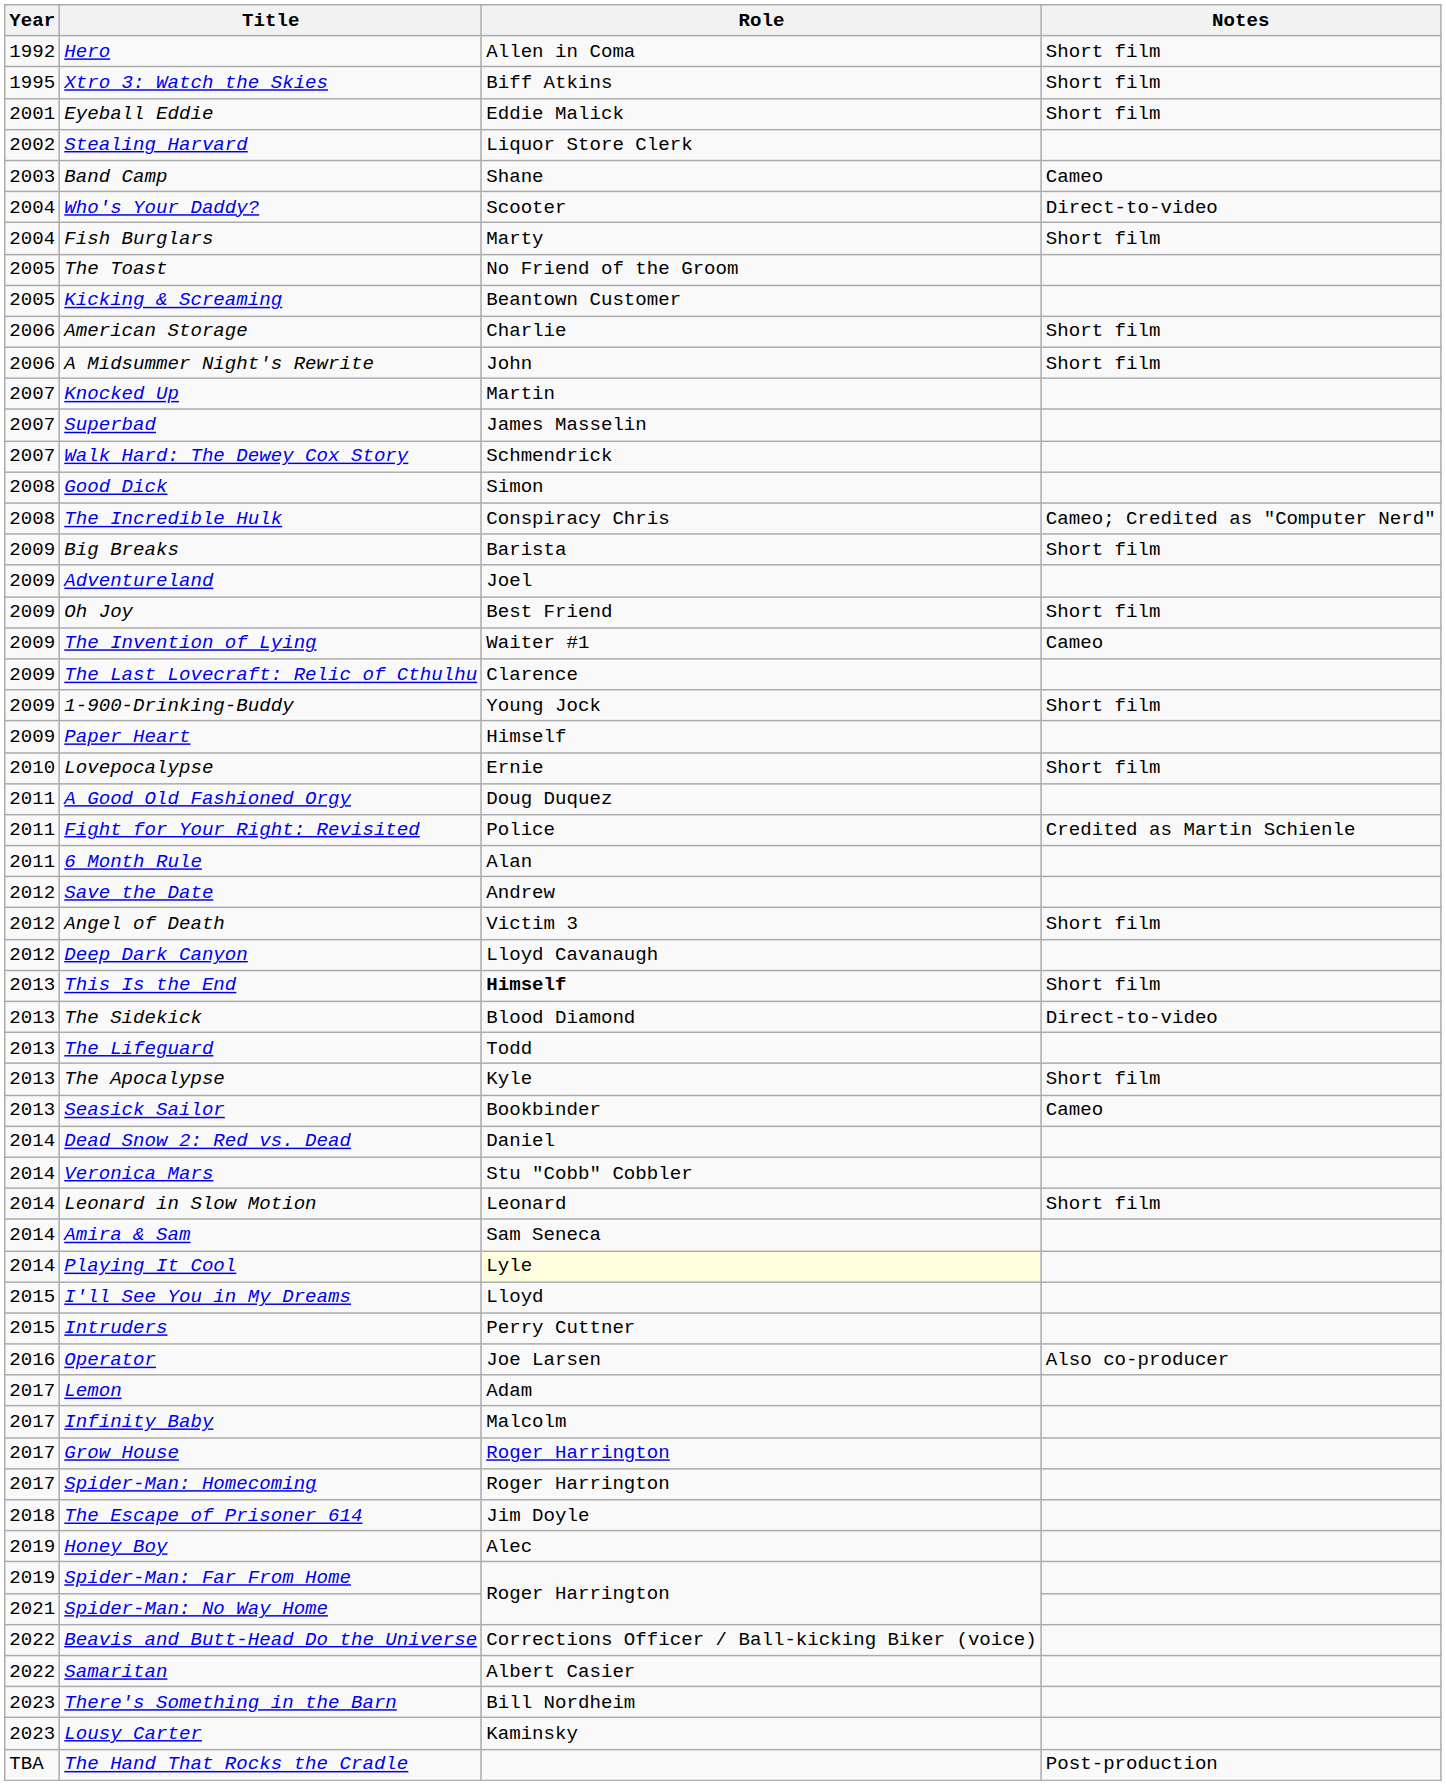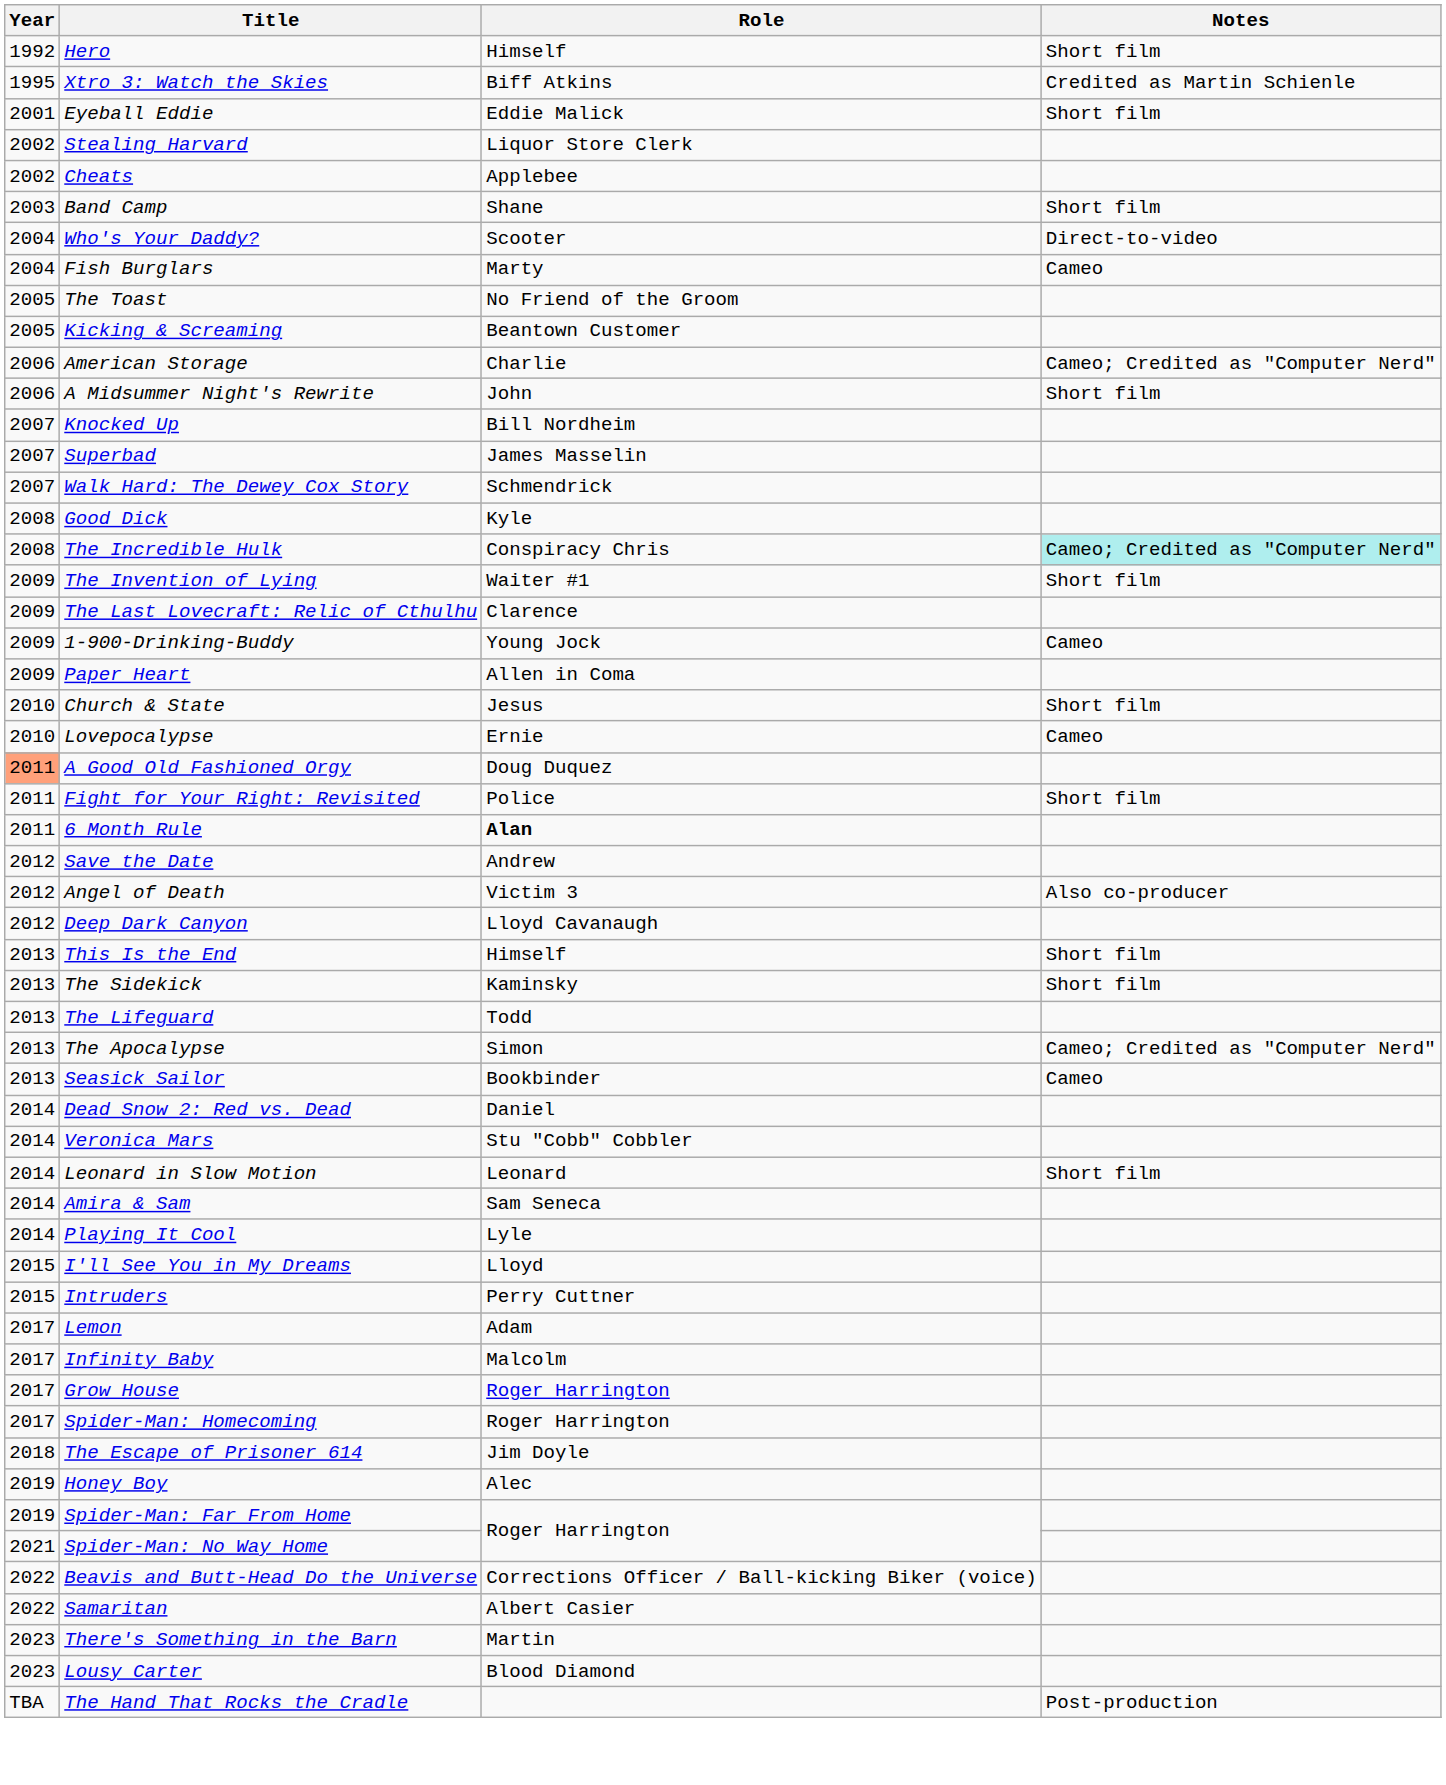(561, 51) Allen in Coma -> (526, 51) Himself
(1103, 83) Short film -> (1201, 83) Credited as Martin Schienle
+ row: (99, 176)
(1074, 176) Cameo -> (1103, 207) Short film
(1103, 238) Short film -> (1074, 269) Cameo
(1103, 332) Short film -> (1241, 363) Cameo; Credited as "Computer Nerd"
(521, 394) Martin -> (561, 425) Bill Nordheim
(515, 487) Simon -> (509, 519) Kyle
(1241, 519) no background -> (1241, 550) paleturquoise background
- row: (122, 550)
- row: (139, 581)
- row: (99, 612)
(1074, 643) Cameo -> (1103, 581) Short film
(1103, 706) Short film -> (1074, 643) Cameo
(526, 737) Himself -> (561, 674) Allen in Coma
+ row: (145, 706)
(1103, 768) Short film -> (1074, 737) Cameo
(32, 799) no background -> (32, 768) lightsalmon background
(1201, 830) Credited as Martin Schienle -> (1103, 799) Short film
(509, 861) normal -> (509, 830) bold
(1103, 924) Short film -> (1138, 892) Also co-producer
(526, 986) bold -> (526, 955) normal
(561, 1017) Blood Diamond -> (532, 986) Kaminsky
(1132, 1017) Direct-to-video -> (1103, 986) Short film
(509, 1079) Kyle -> (515, 1048) Simon
(1103, 1079) Short film -> (1241, 1048) Cameo; Credited as "Computer Nerd"
(509, 1266) lightyellow background -> (509, 1235) no background
- row: (110, 1360)
(561, 1702) Bill Nordheim -> (521, 1640) Martin
(532, 1733) Kaminsky -> (561, 1671) Blood Diamond
